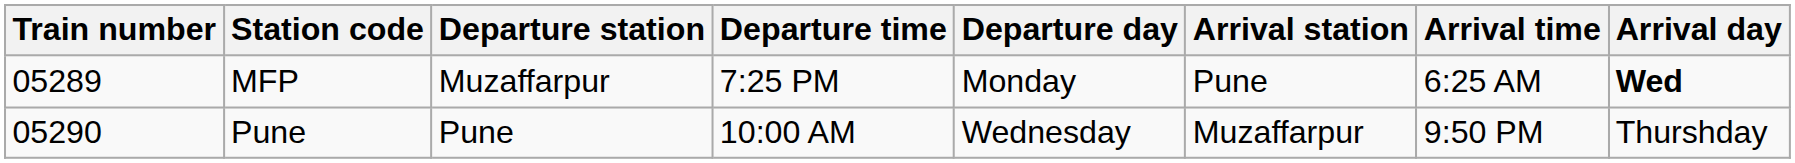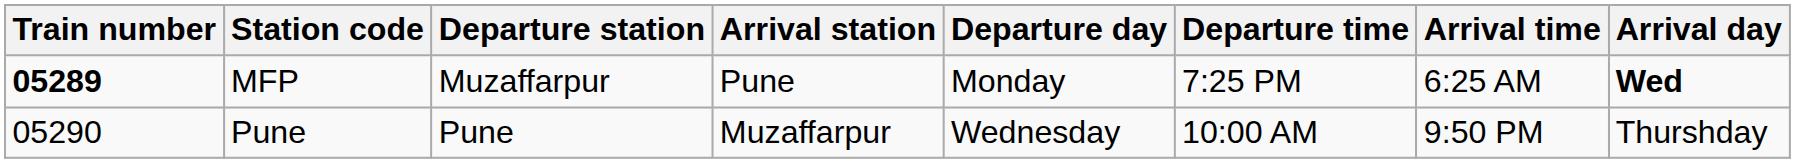columns swapped: (833, 30) <-> (1301, 30)
(57, 81) normal -> (57, 81) bold
